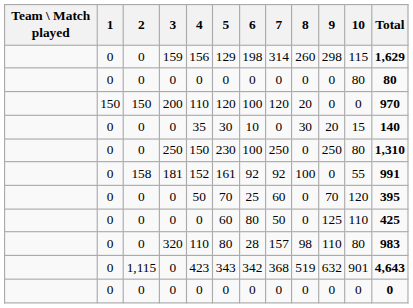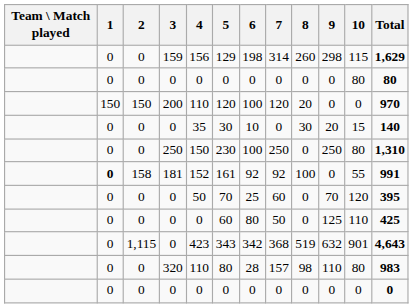(110, 173) normal -> (110, 173) bold
rows swapped: (141, 243) <-> (141, 267)
